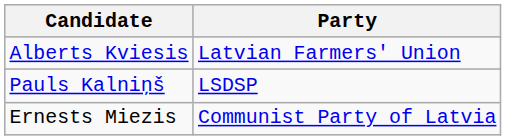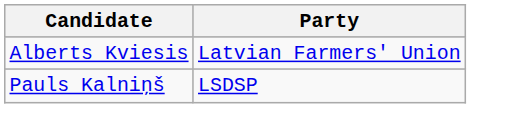- row: (93, 118)
